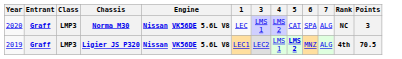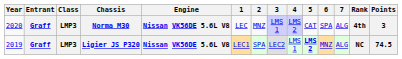+ column: (259, 10)
(344, 26) NC -> (360, 26) 4th
(344, 45) 4th -> (360, 45) NC
(368, 45) 70.5 -> (384, 45) 74.5
